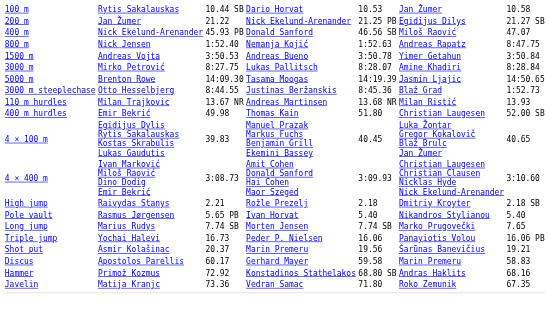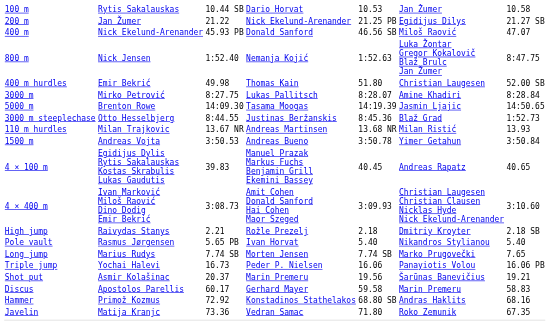(432, 44) Andreas Rapatz -> (437, 58) Luka Žontar Gregor Kokalovič Blaž Brulc Jan Žumer
rows swapped: (19, 56) <-> (36, 114)
(437, 139) Luka Žontar Gregor Kokalovič Blaž Brulc Jan Žumer -> (432, 166) Andreas Rapatz
